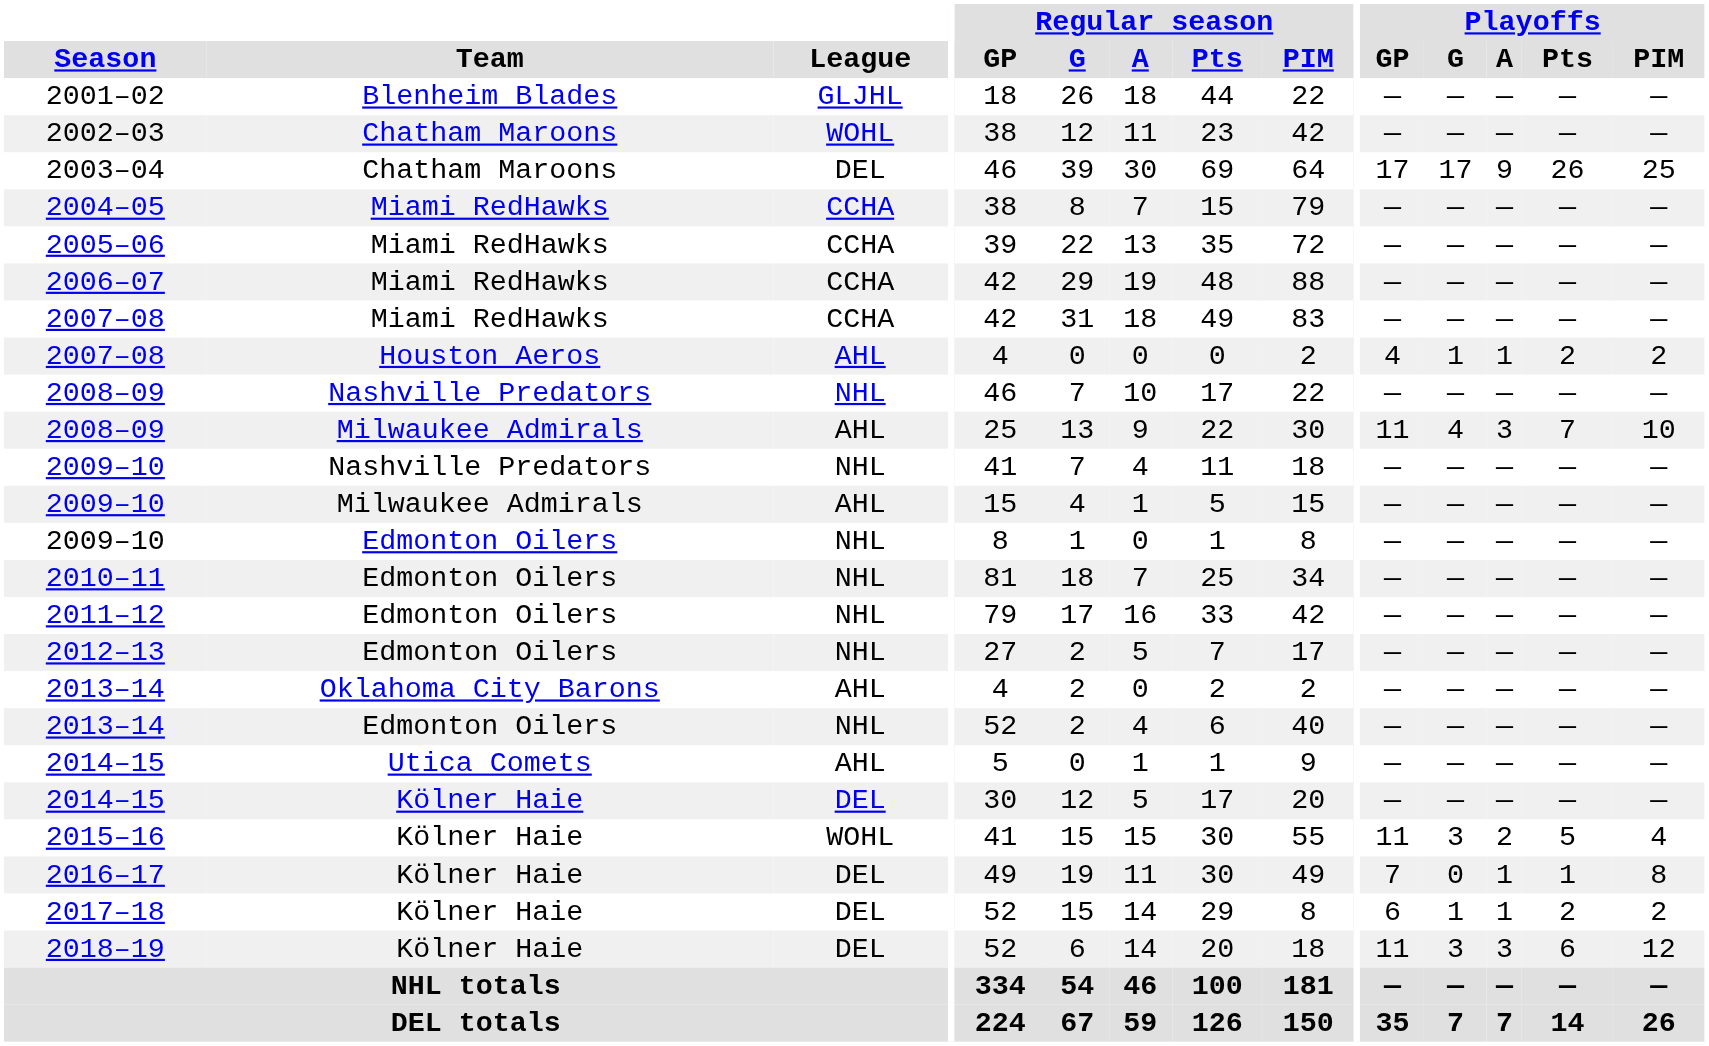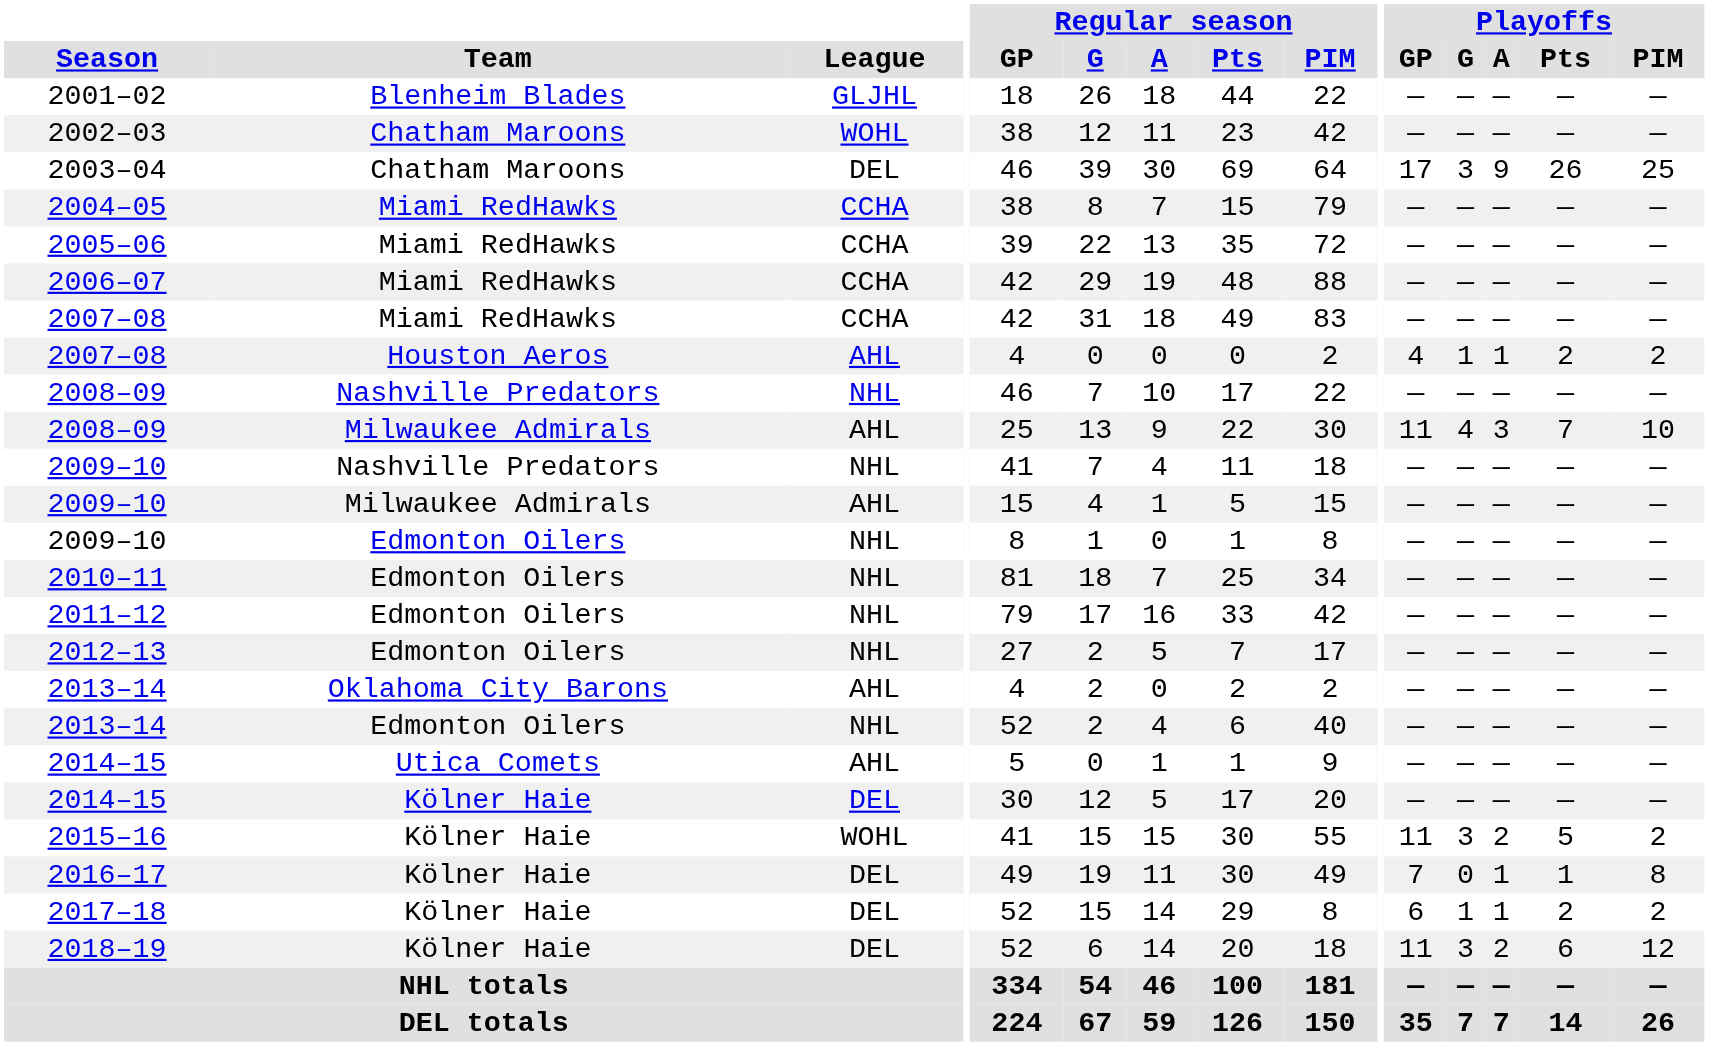(1455, 171) 17 -> (1466, 171) 3
(1659, 838) 4 -> (1658, 838) 2
(1505, 949) 3 -> (1501, 949) 2
